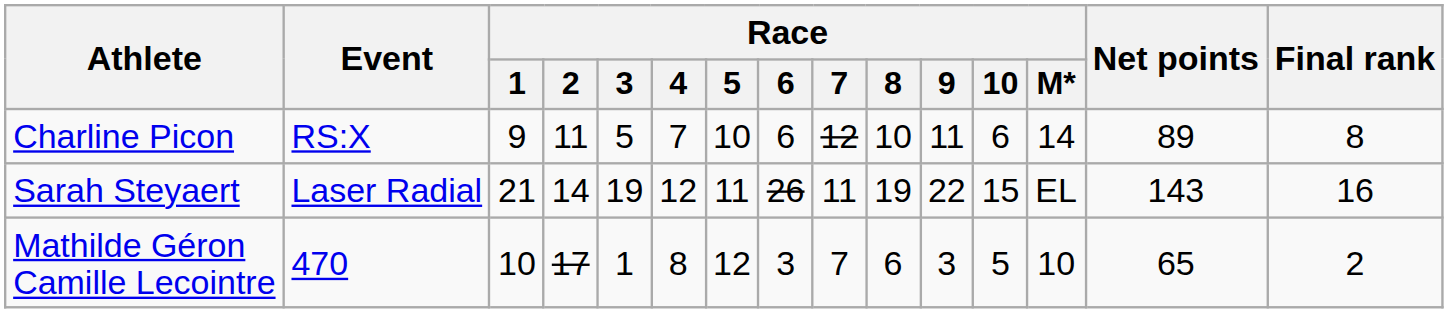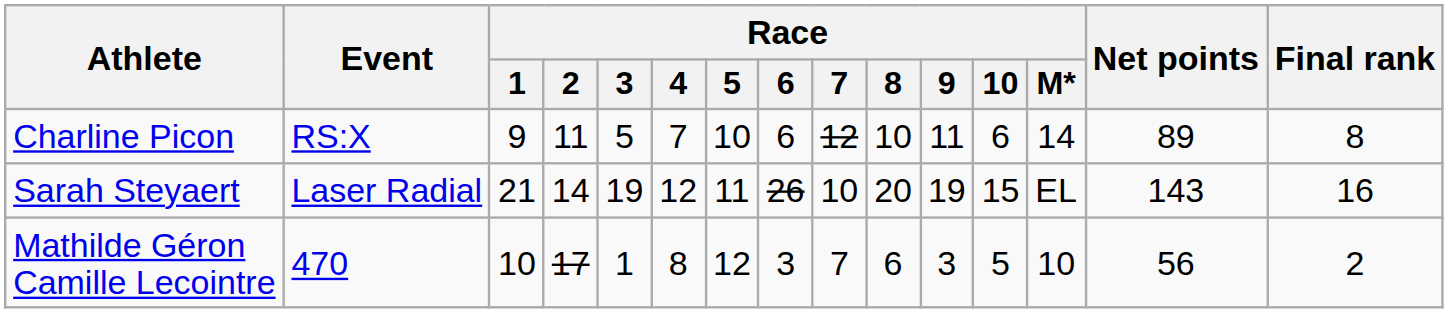(839, 190) 11 -> (839, 190) 10
(893, 190) 19 -> (893, 190) 20
(947, 190) 22 -> (947, 190) 19
(1176, 263) 65 -> (1176, 263) 56
